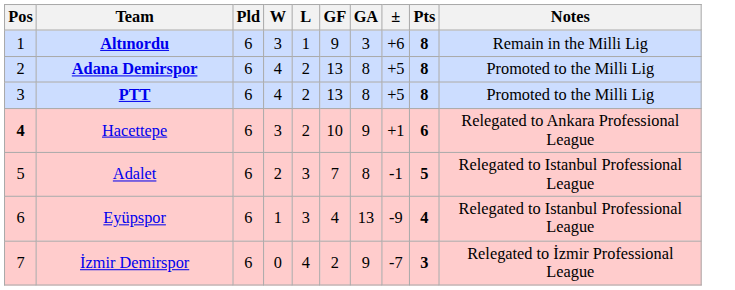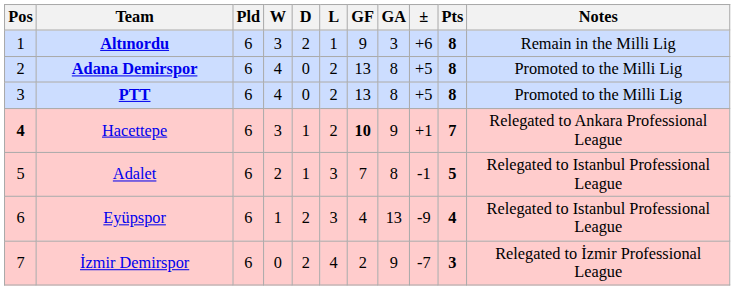+ column: (306, 17)
(335, 130) normal -> (363, 130) bold
(424, 130) 6 -> (452, 130) 7
